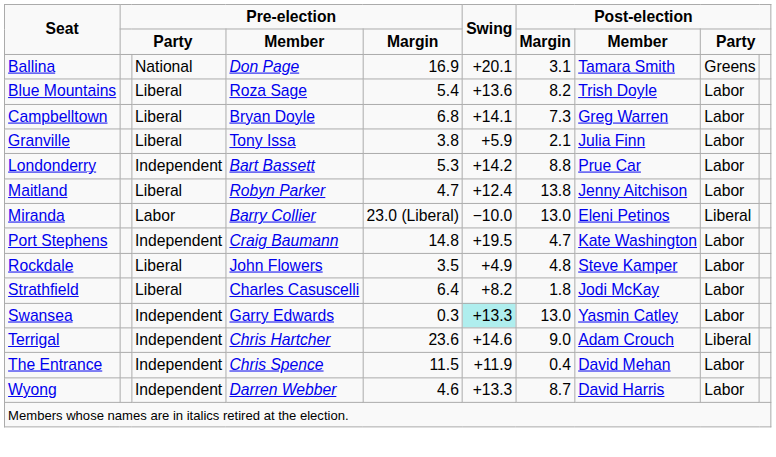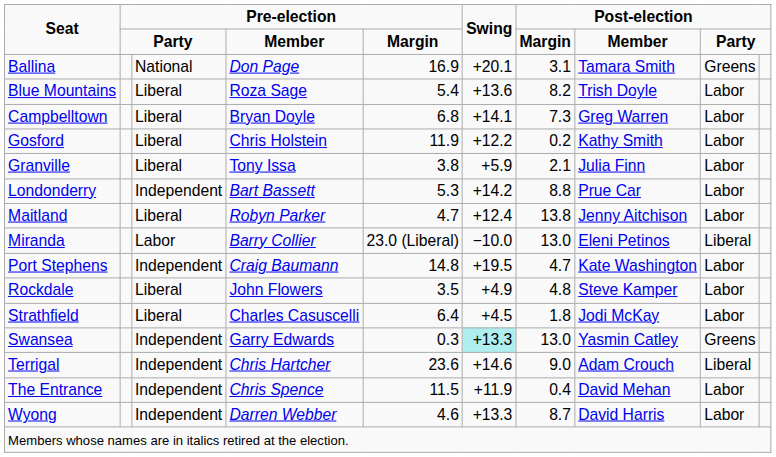+ row: (36, 141)
(497, 290) +8.2 -> (497, 315) +4.5
(724, 315) Labor -> (730, 340) Greens
